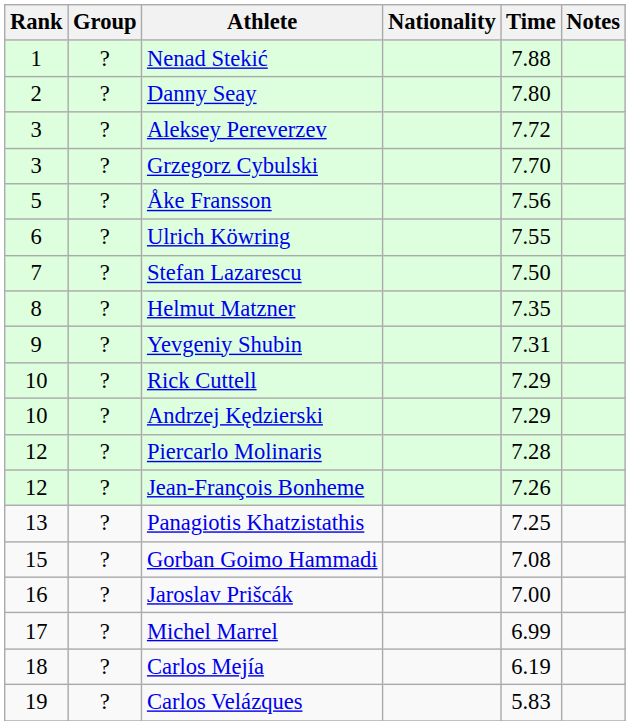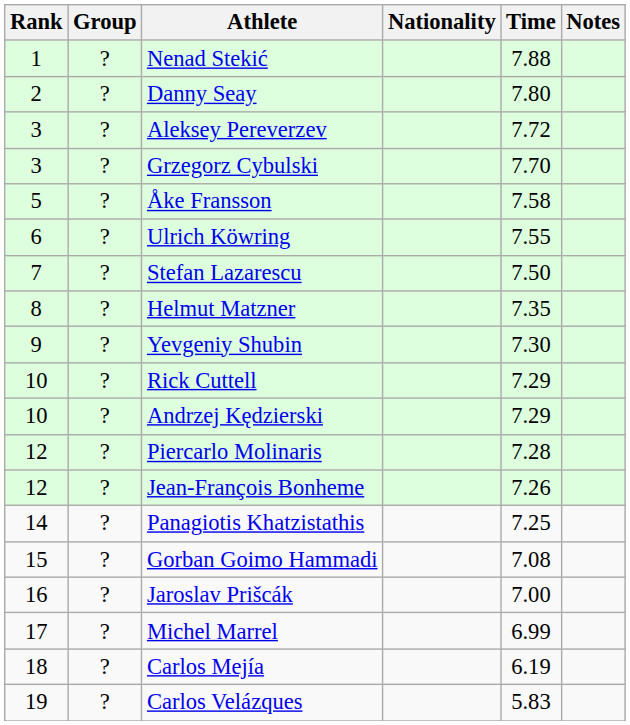(531, 201) 7.56 -> (531, 201) 7.58
(531, 344) 7.31 -> (531, 344) 7.30
(36, 523) 13 -> (36, 523) 14
